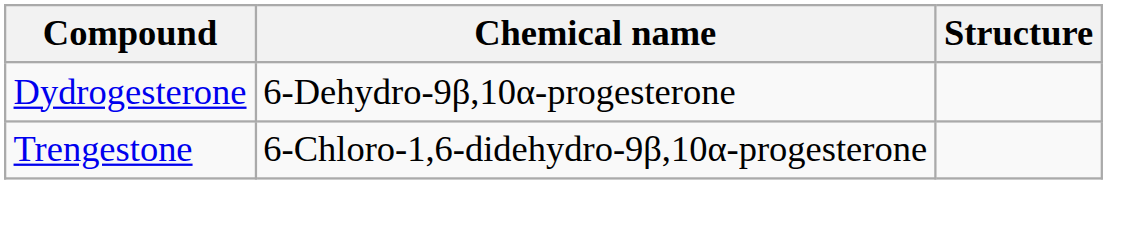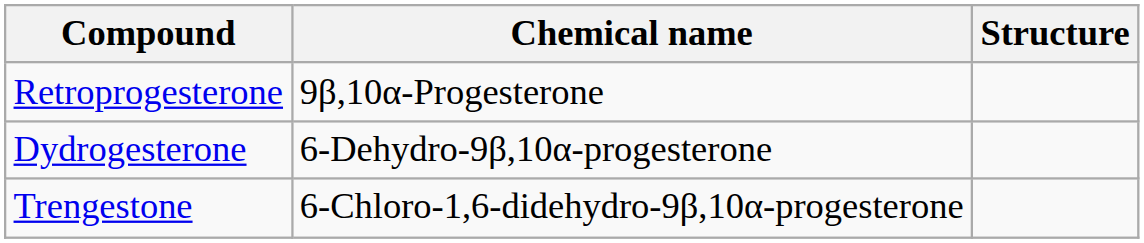+ row: (148, 91)
